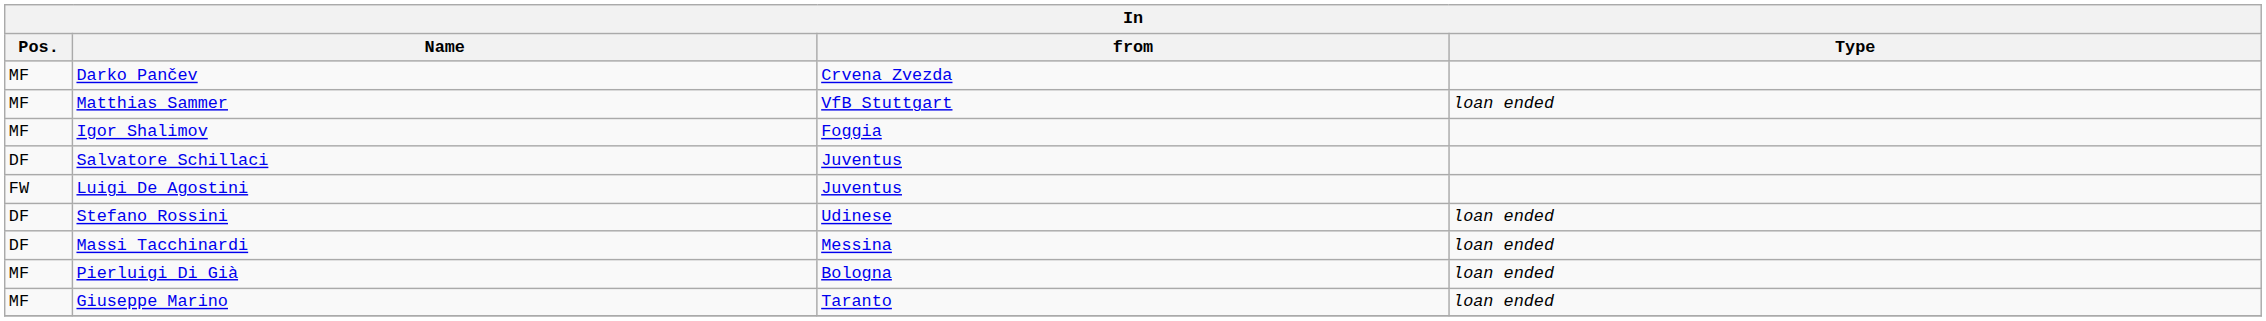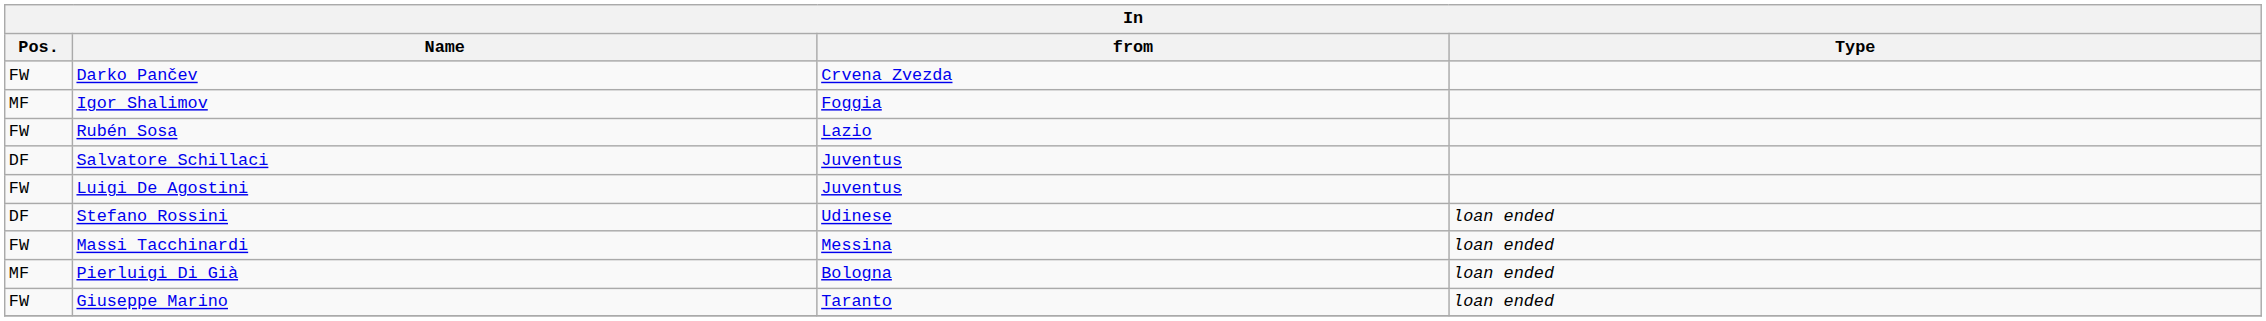(19, 75) MF -> (19, 75) FW
- row: (152, 103)
+ row: (127, 132)
(19, 245) DF -> (19, 245) FW
(19, 302) MF -> (19, 302) FW
